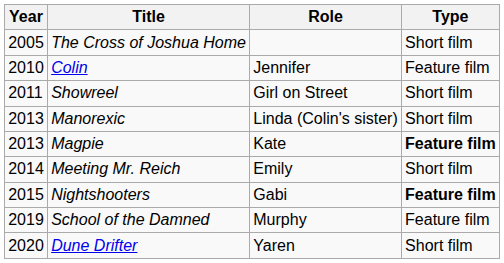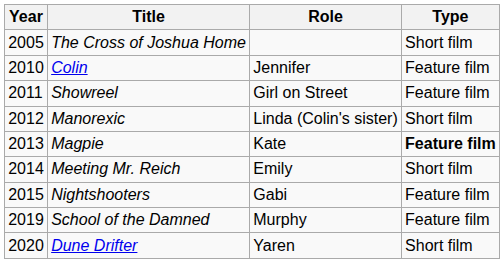(439, 93) Short film -> (447, 93) Feature film
(26, 118) 2013 -> (26, 118) 2012
(450, 194) bold -> (447, 194) normal
